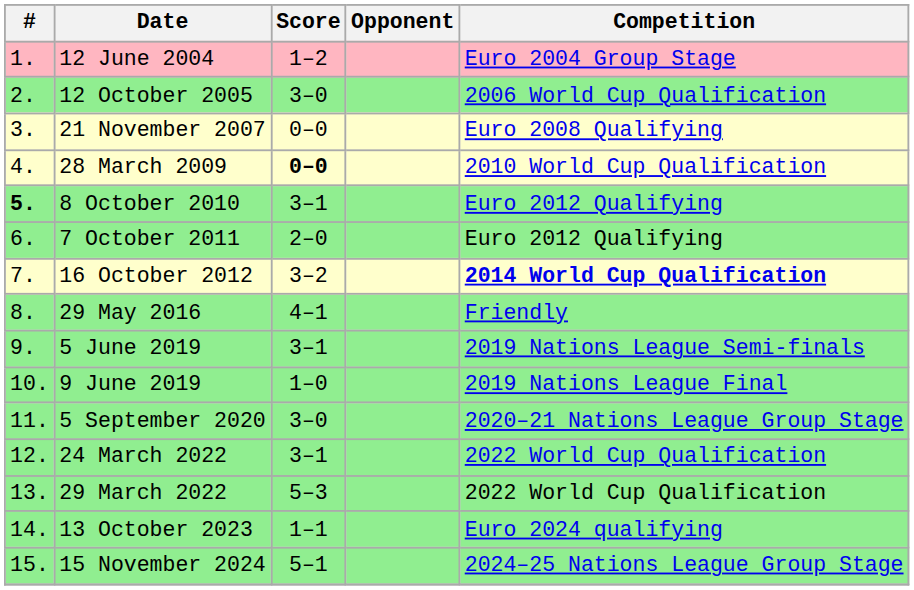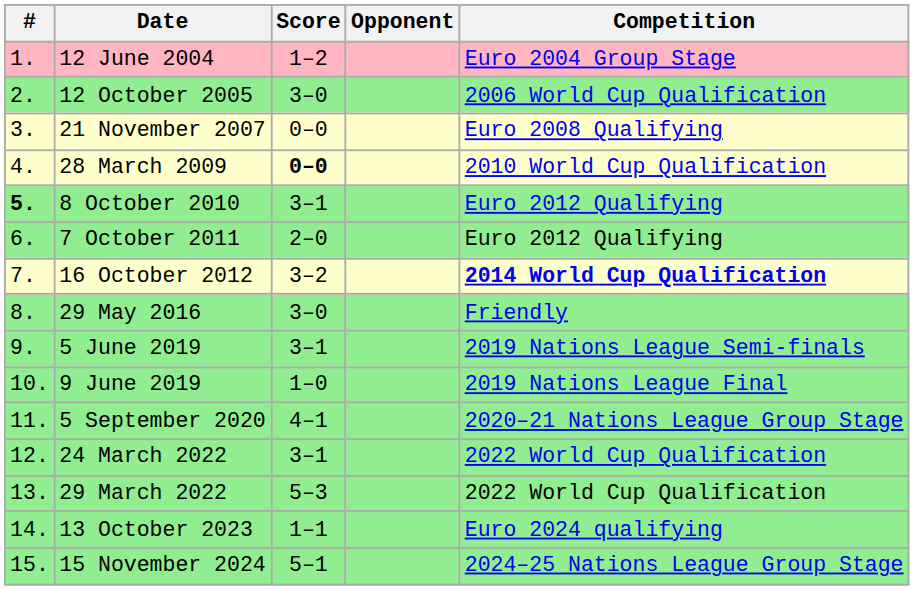(308, 312) 4–1 -> (308, 312) 3–0
(308, 421) 3–0 -> (308, 421) 4–1
